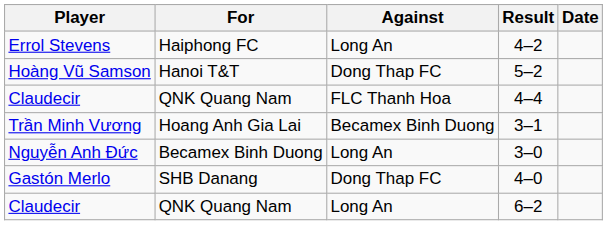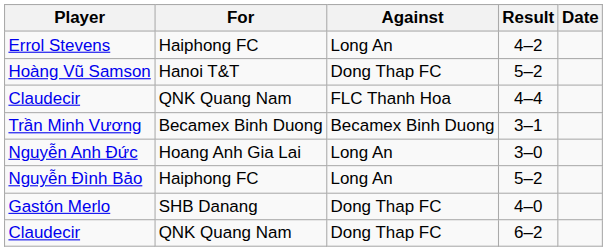(230, 125) Hoang Anh Gia Lai -> (241, 125) Becamex Binh Duong
(241, 152) Becamex Binh Duong -> (230, 152) Hoang Anh Gia Lai
+ row: (75, 179)
(362, 206) Long An -> (386, 233) Dong Thap FC
